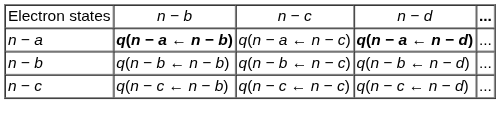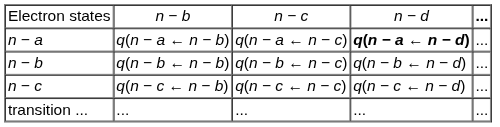(175, 39) bold -> (173, 39) normal
+ row: (48, 109)
